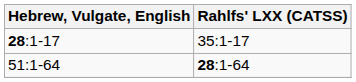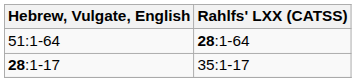rows swapped: (34, 41) <-> (34, 65)
